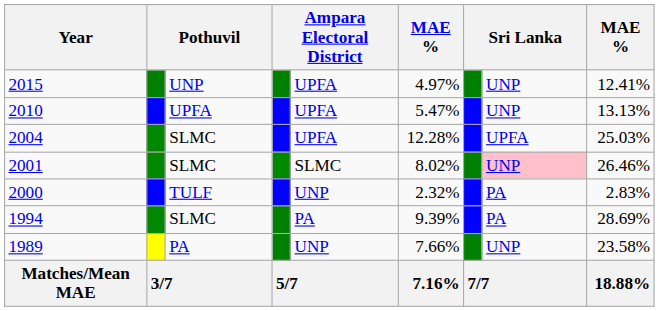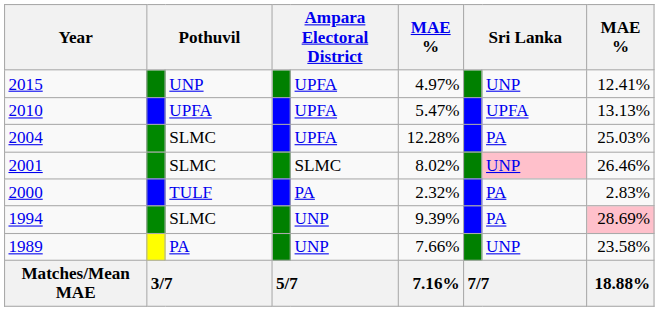(503, 110) UNP -> (507, 110) UPFA
(507, 138) UPFA -> (496, 138) PA
(312, 192) UNP -> (305, 192) PA
(305, 219) PA -> (312, 219) UNP
(624, 219) no background -> (624, 219) pink background
